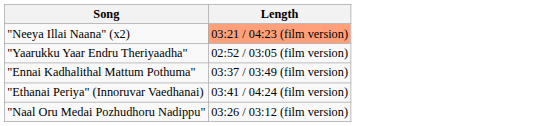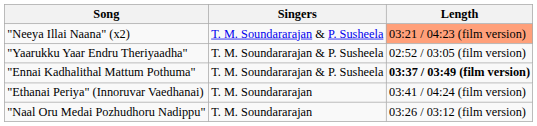+ column: (297, 14)
(280, 72) normal -> (460, 72) bold
